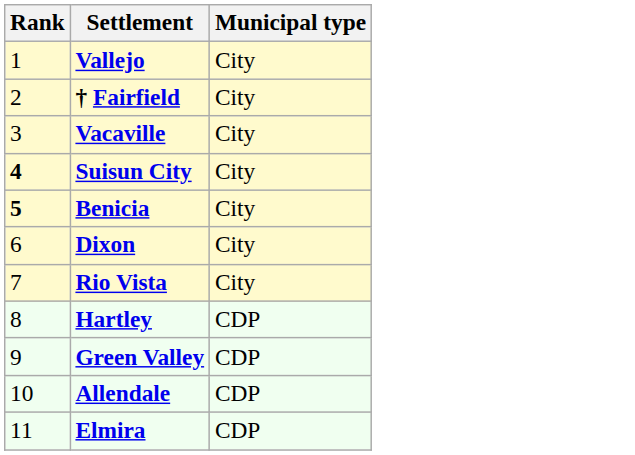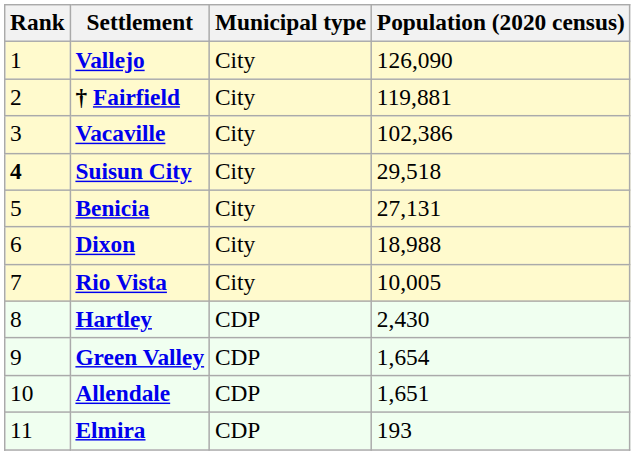+ column: (501, 23)
(16, 208) bold -> (16, 208) normal
